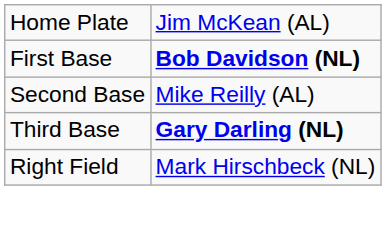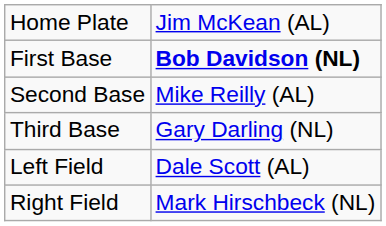(250, 130) bold -> (245, 130) normal
+ row: (57, 166)
